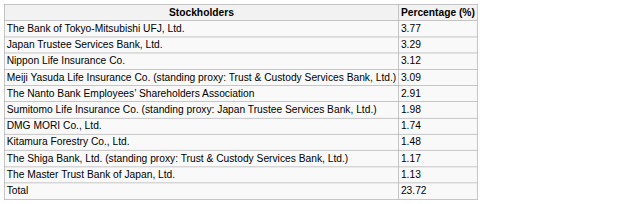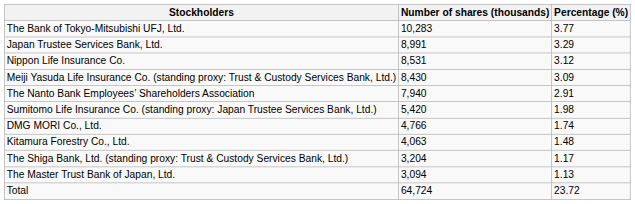+ column: (475, 12)
